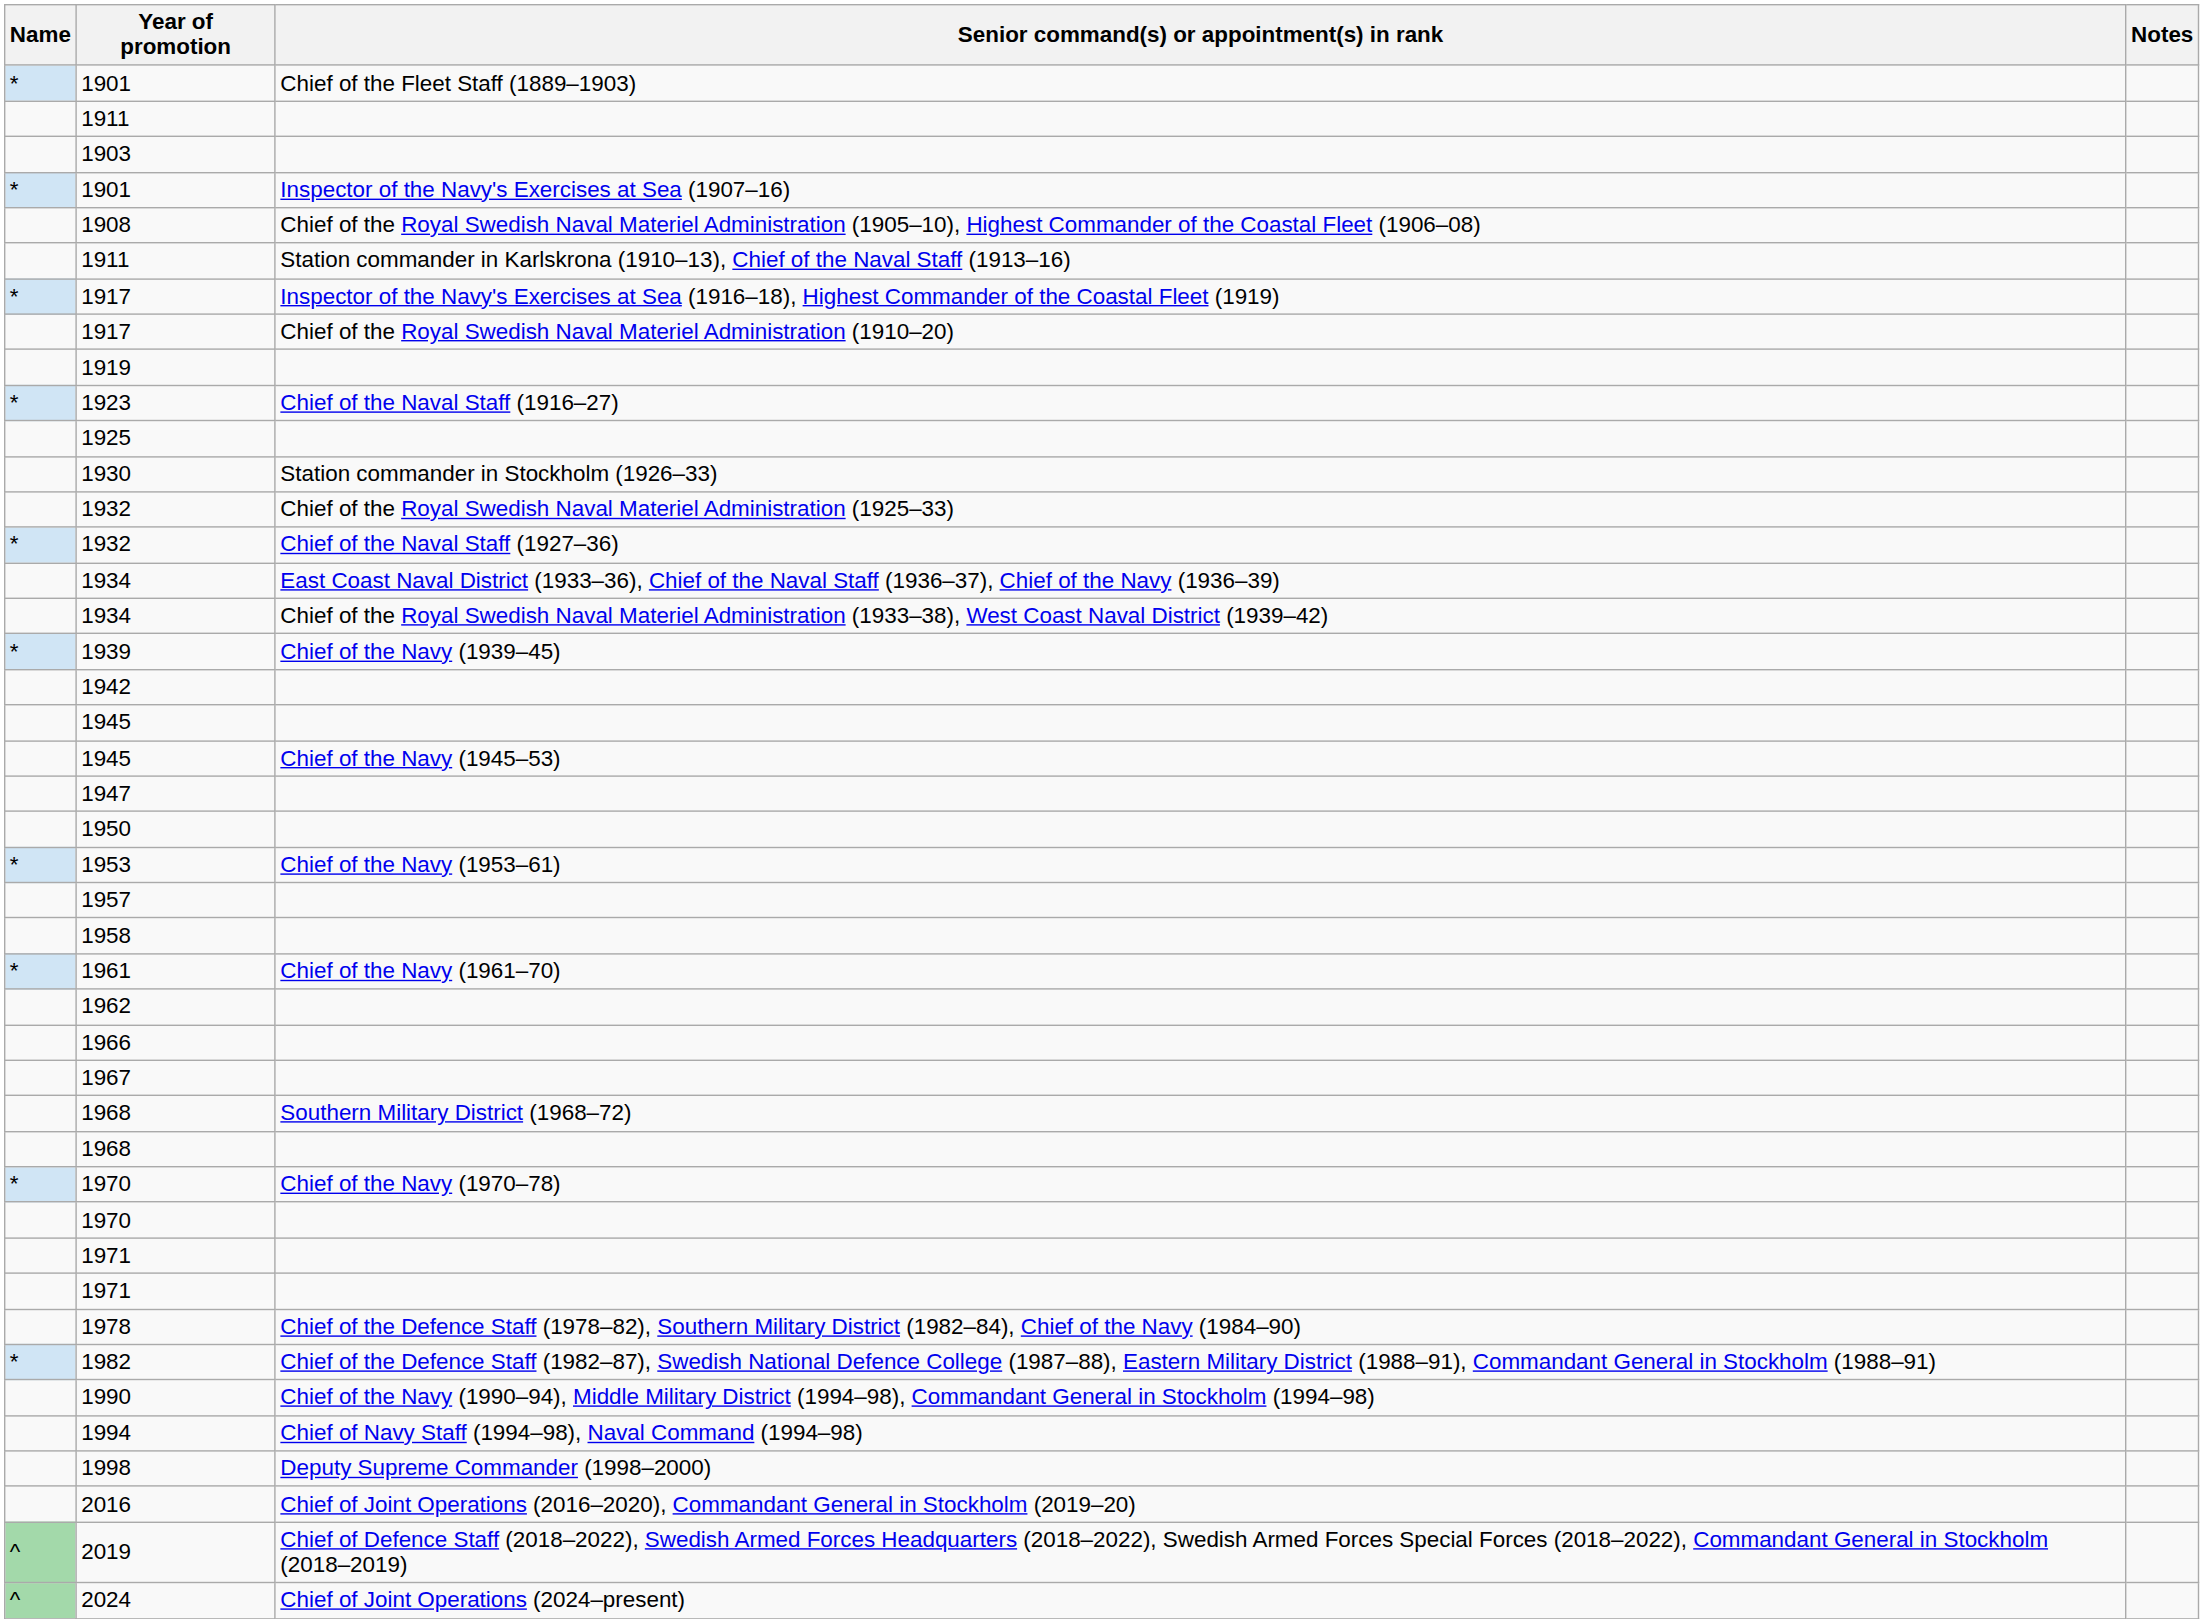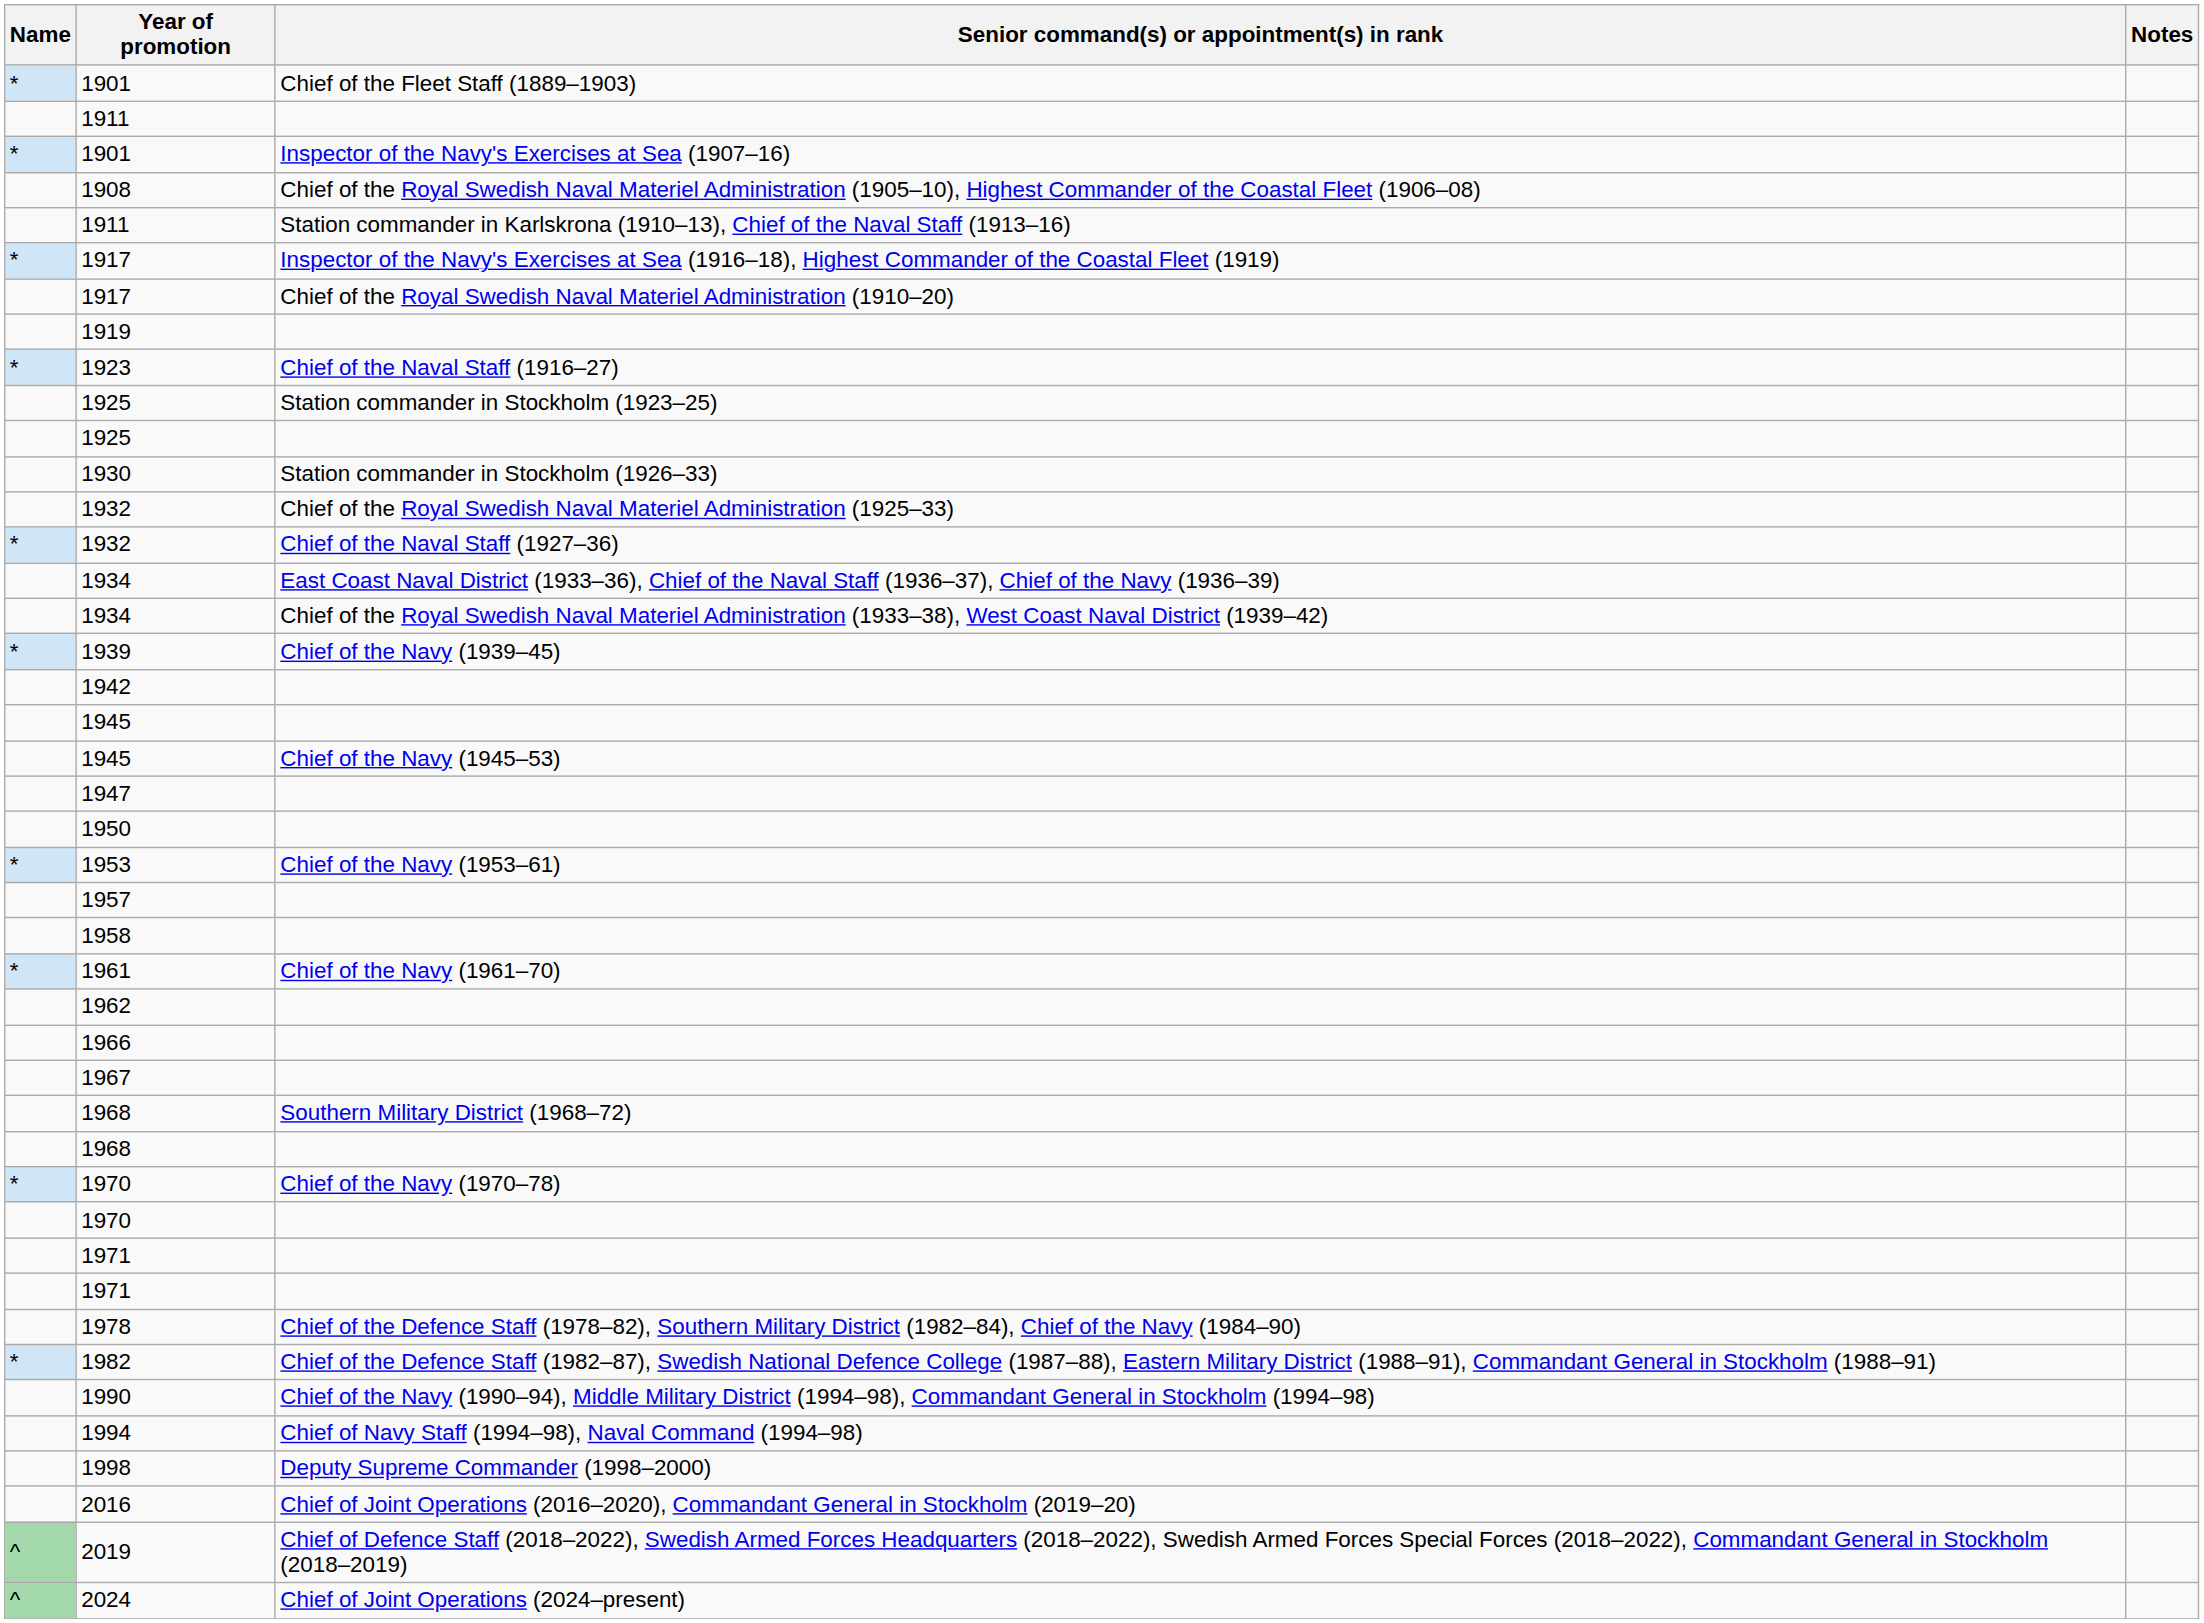- row: (106, 154)
+ row: (106, 402)
